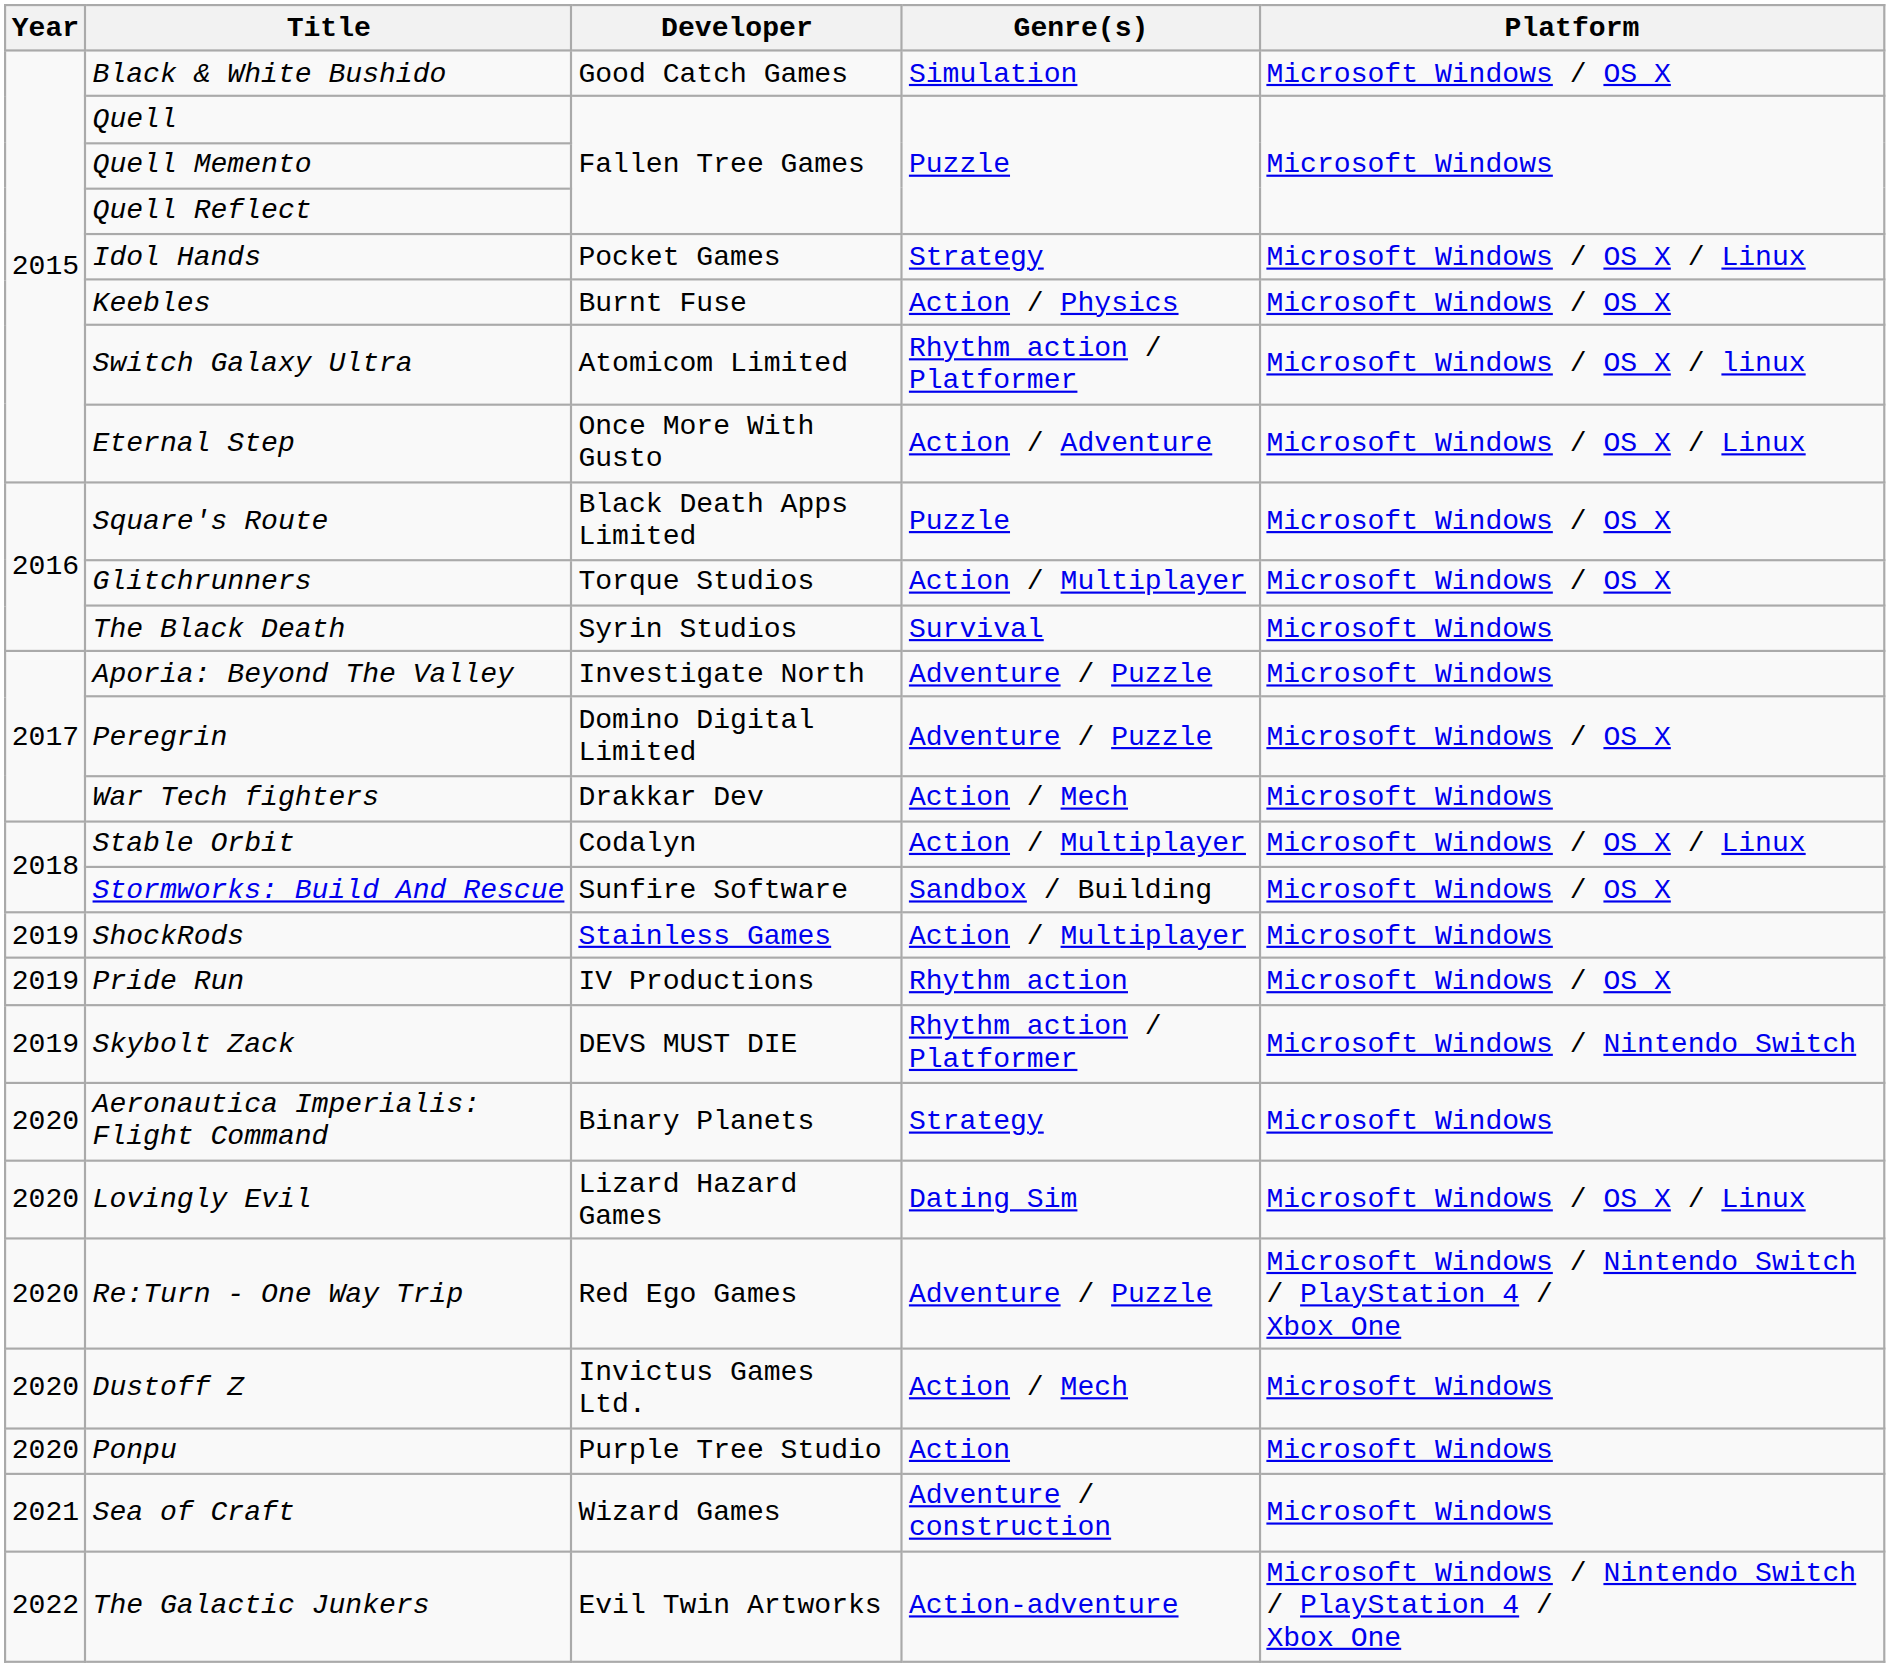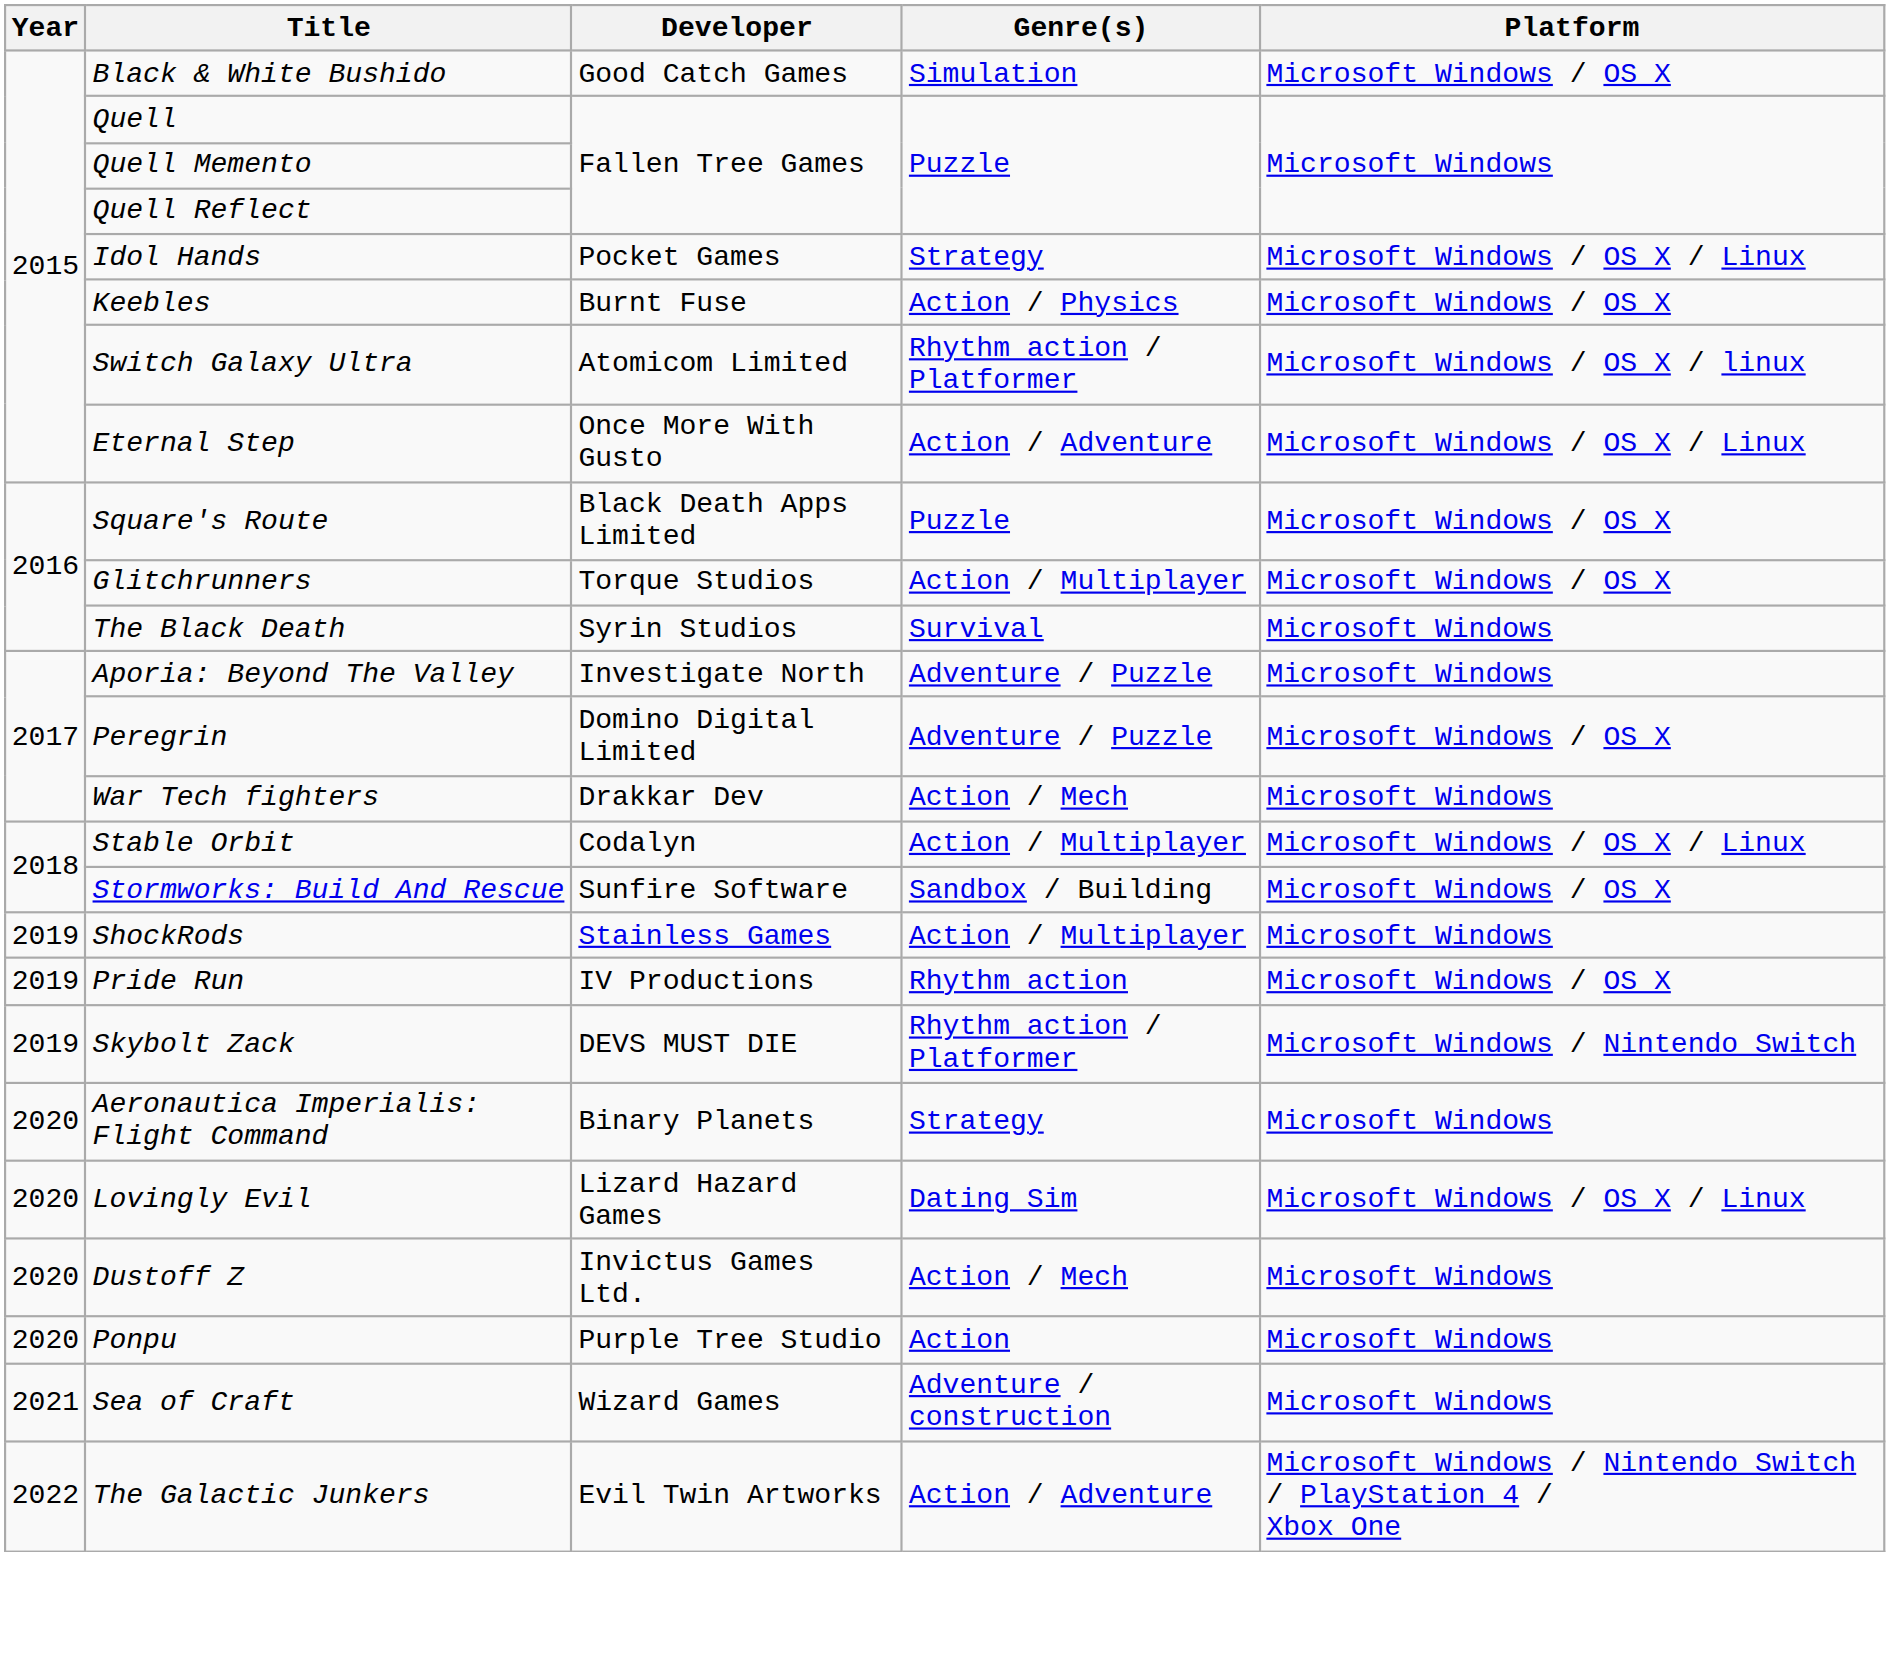- row: (278, 1294)
(1044, 1607) Action-adventure -> (1061, 1496) Action / Adventure
